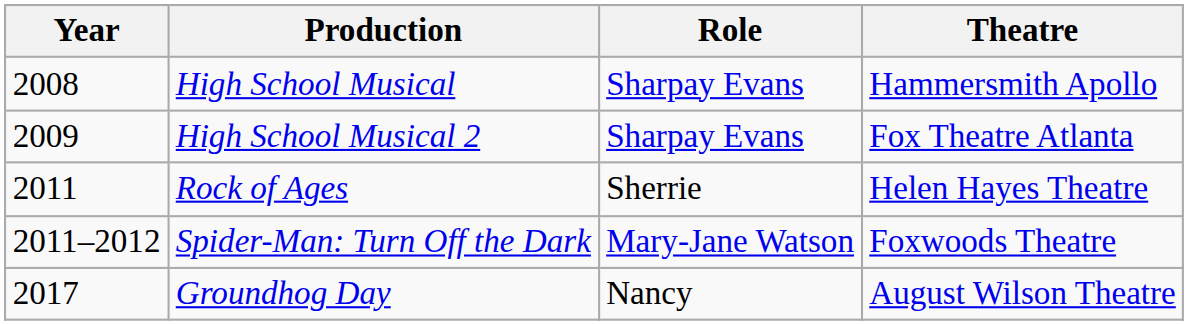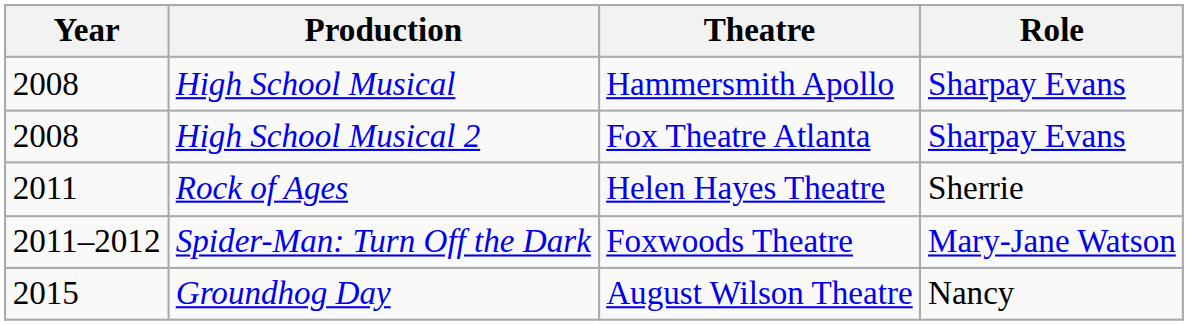columns swapped: (730, 30) <-> (1023, 30)
(46, 135) 2009 -> (46, 135) 2008
(46, 293) 2017 -> (46, 293) 2015
